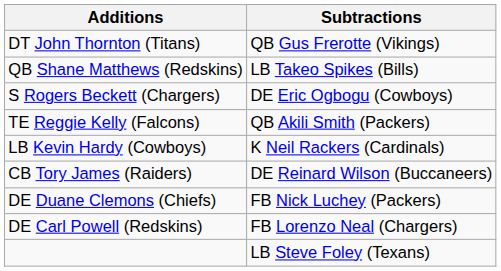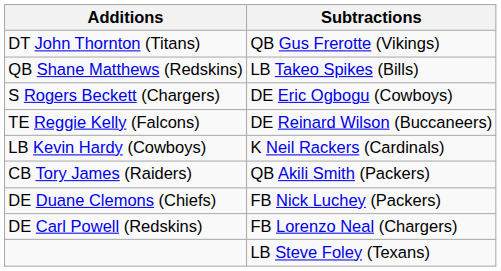(340, 122) QB Akili Smith (Packers) -> (371, 122) DE Reinard Wilson (Buccaneers)
(371, 174) DE Reinard Wilson (Buccaneers) -> (340, 174) QB Akili Smith (Packers)
